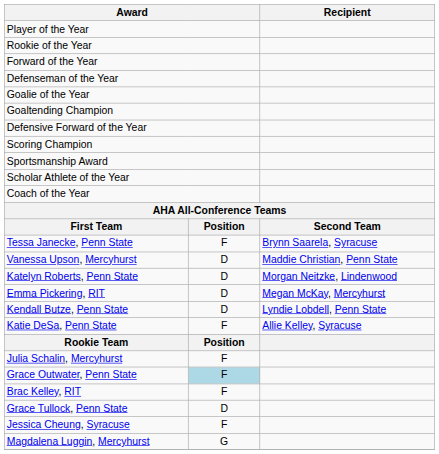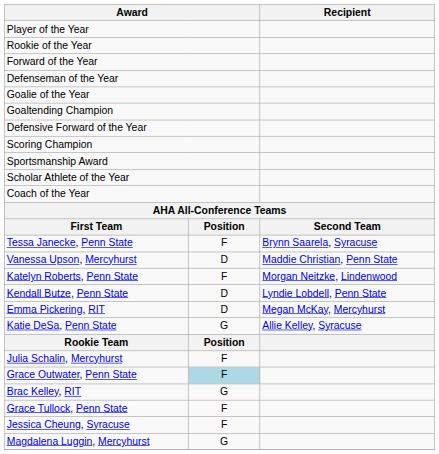(224, 276) D -> (224, 276) F
rows swapped: (67, 309) <-> (56, 293)
(224, 326) F -> (224, 326) G
(224, 392) F -> (224, 392) G
(224, 408) D -> (224, 408) F
